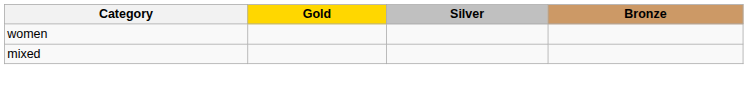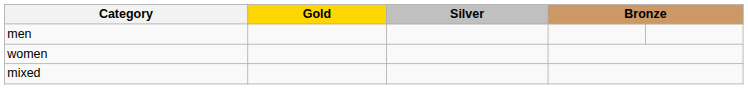+ row: (19, 34)
